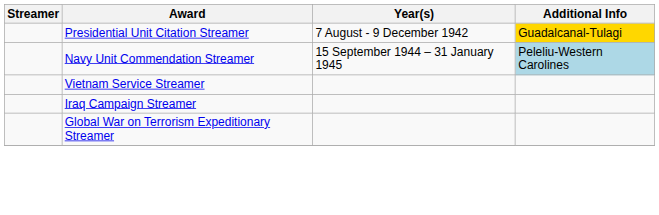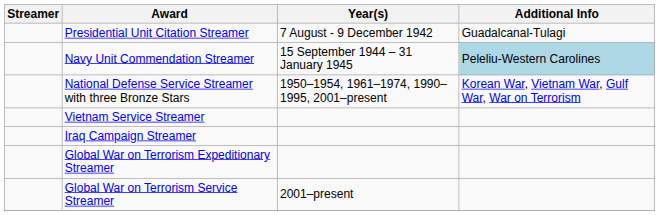(570, 33) gold background -> (514, 33) no background
+ row: (159, 91)
+ row: (151, 194)
